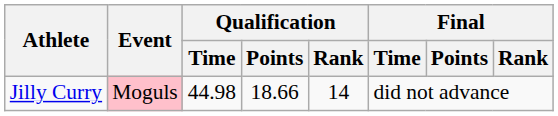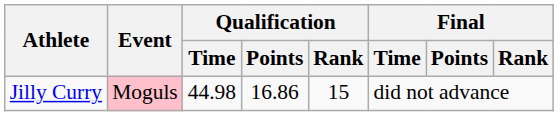(275, 93) 18.66 -> (275, 93) 16.86
(338, 93) 14 -> (338, 93) 15
